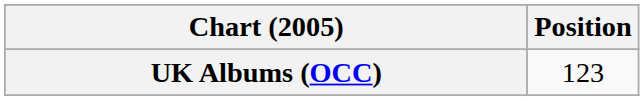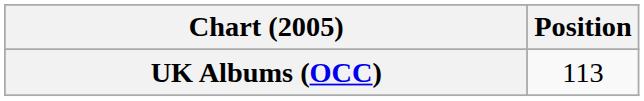(583, 71) 123 -> (583, 71) 113
